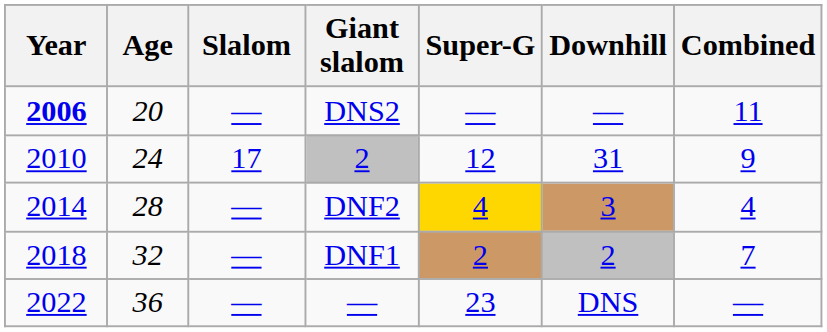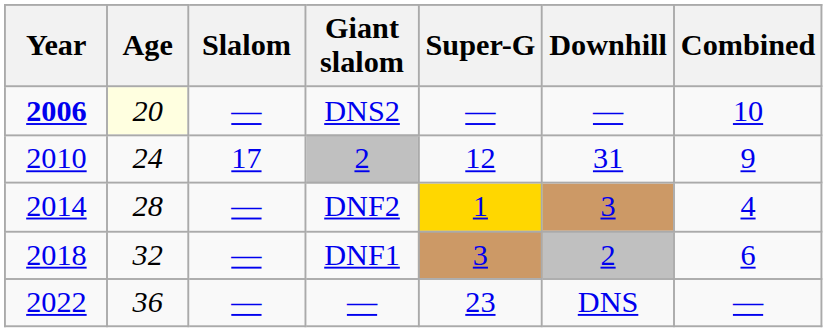(148, 110) no background -> (148, 110) lightyellow background
(748, 110) 11 -> (748, 110) 10
(480, 206) 4 -> (480, 206) 1
(480, 254) 2 -> (480, 254) 3
(748, 254) 7 -> (748, 254) 6
